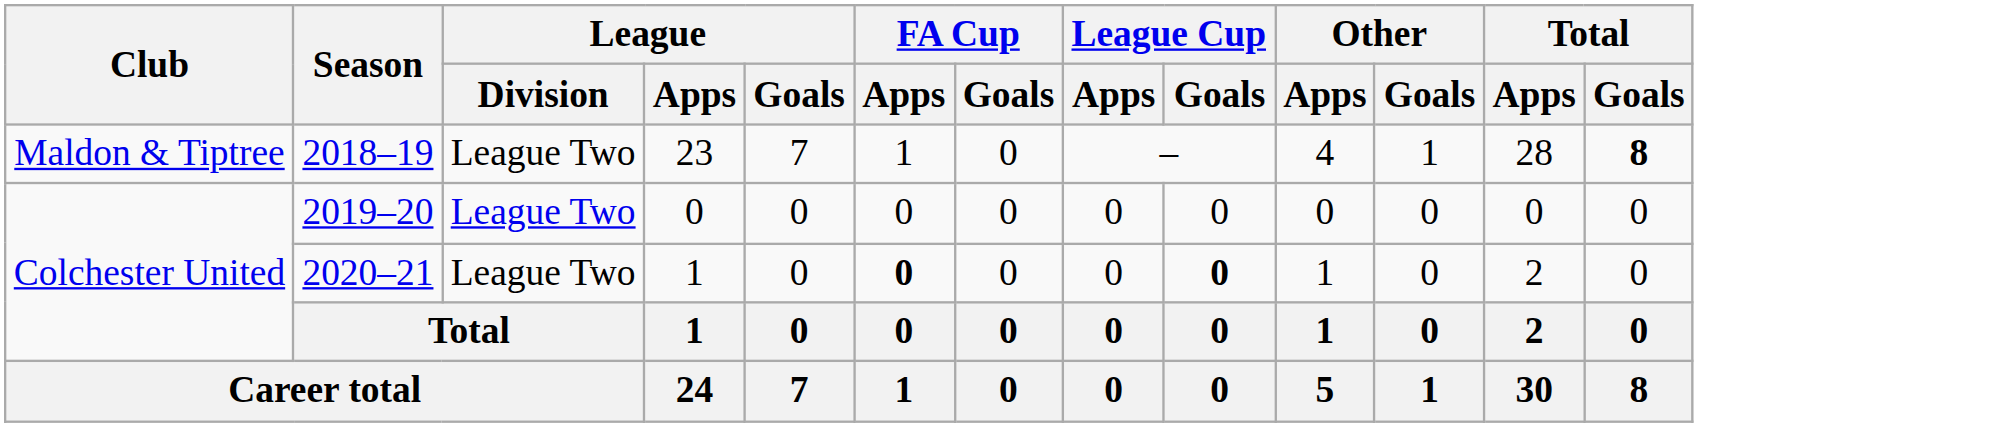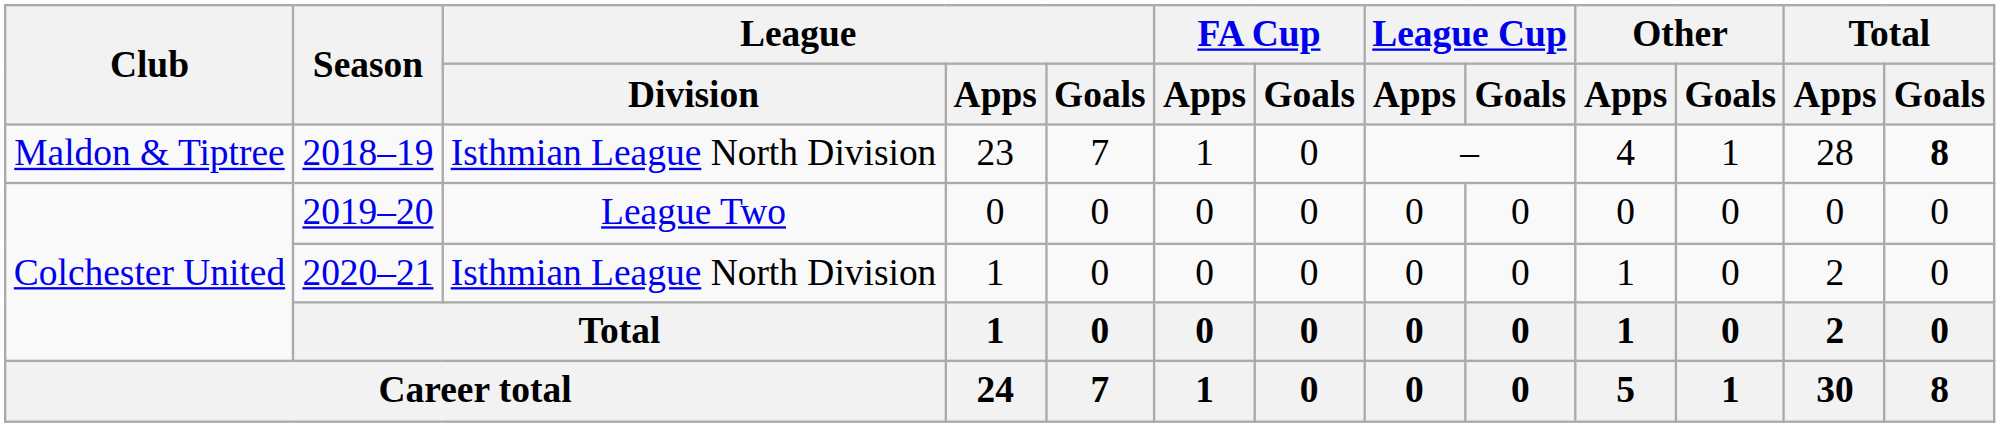(543, 152) League Two -> (694, 152) Isthmian League North Division
(543, 271) League Two -> (694, 271) Isthmian League North Division
(904, 271) bold -> (1205, 271) normal
(1220, 271) bold -> (1520, 271) normal
